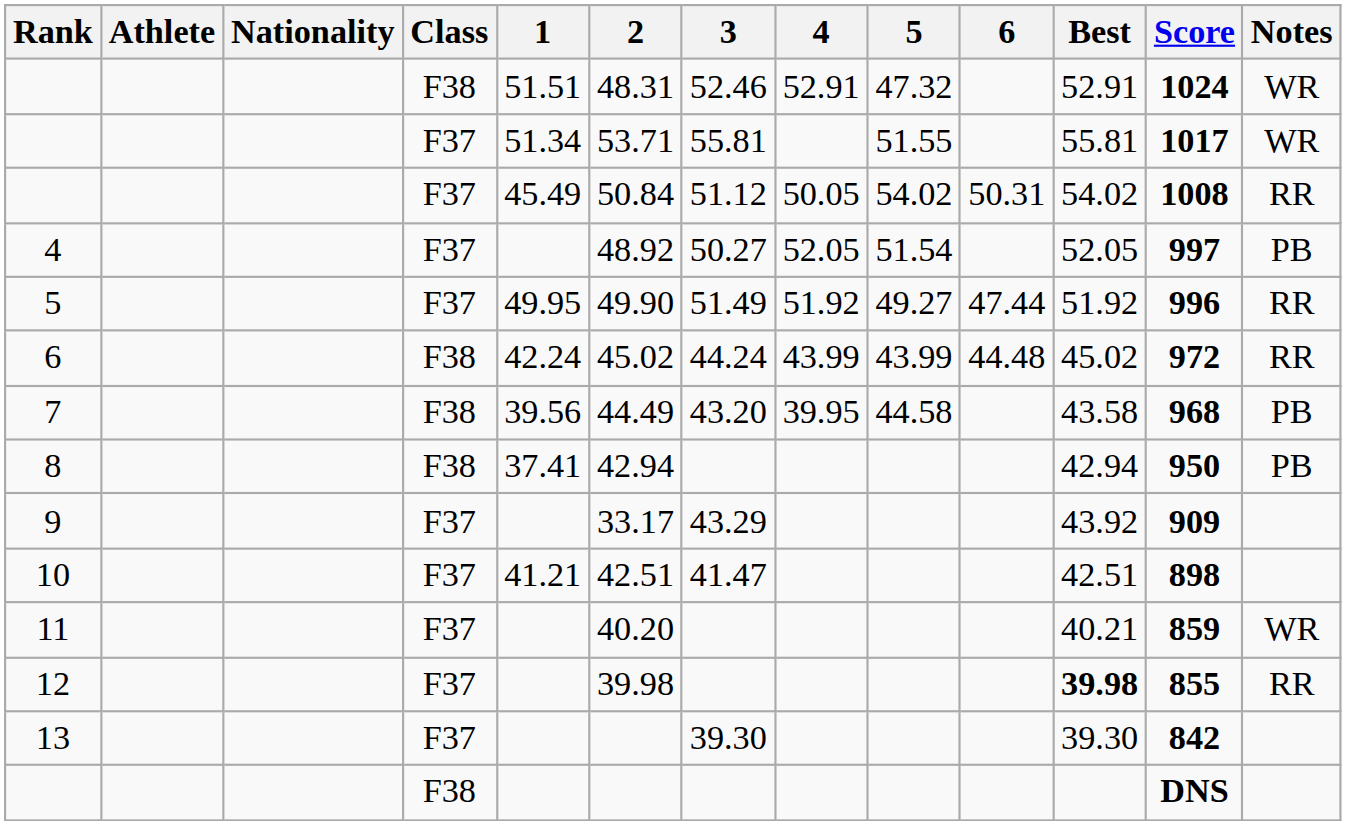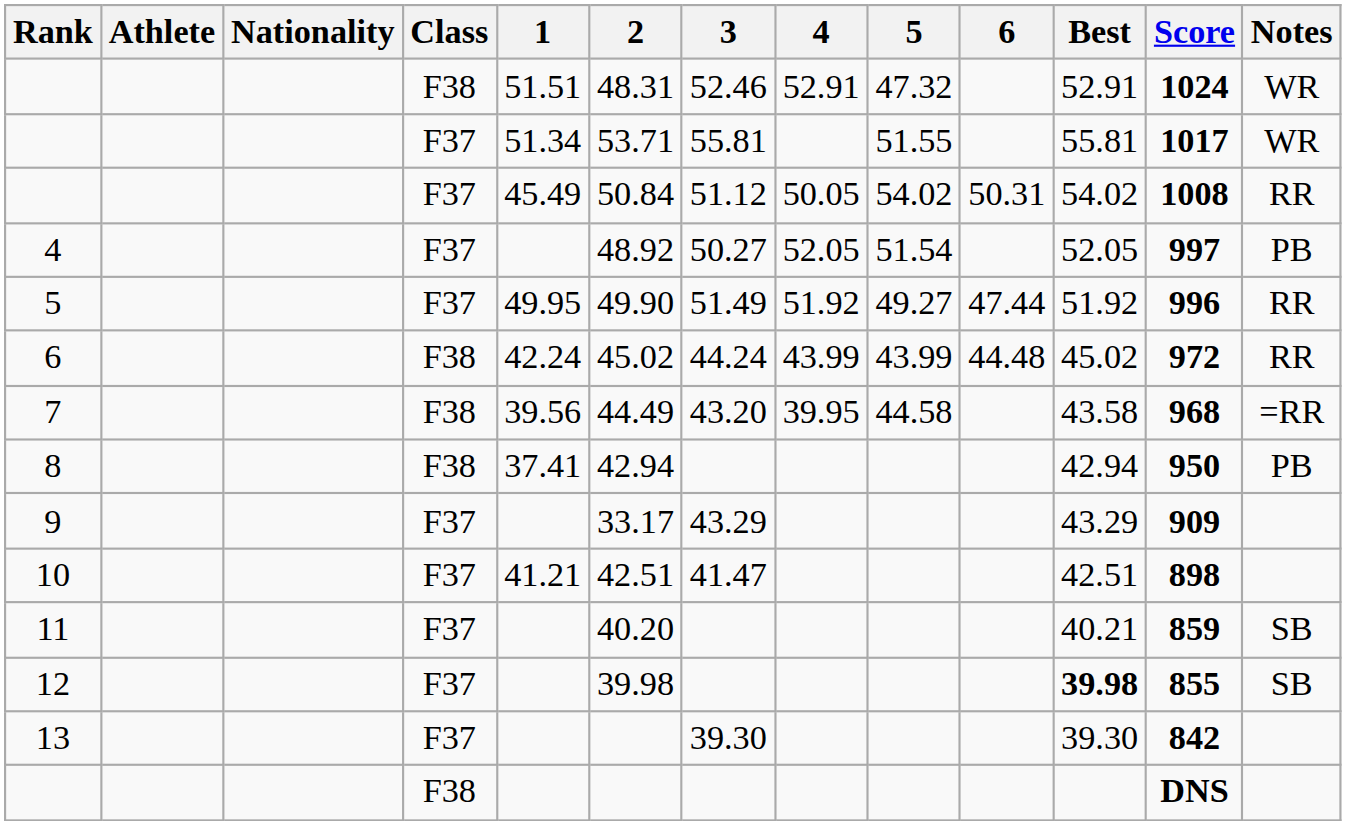(1292, 411) PB -> (1292, 411) =RR
(1100, 520) 43.92 -> (1100, 520) 43.29
(1292, 628) WR -> (1292, 628) SB
(1292, 683) RR -> (1292, 683) SB
